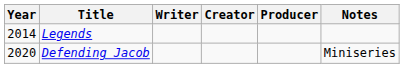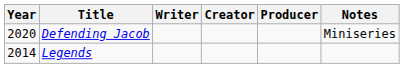rows swapped: (67, 34) <-> (96, 53)
